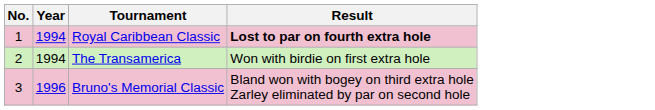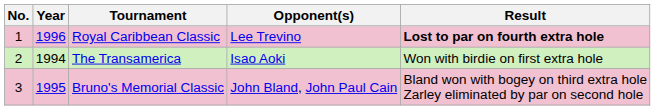+ column: (314, 15)
(51, 37) 1994 -> (51, 37) 1996
(51, 87) 1996 -> (51, 87) 1995
